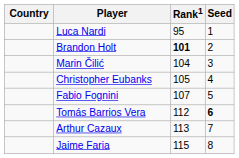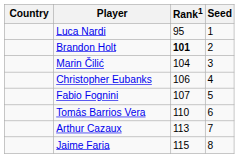(181, 80) 105 -> (181, 80) 106
(181, 112) 112 -> (181, 112) 110
(210, 112) bold -> (210, 112) normal
